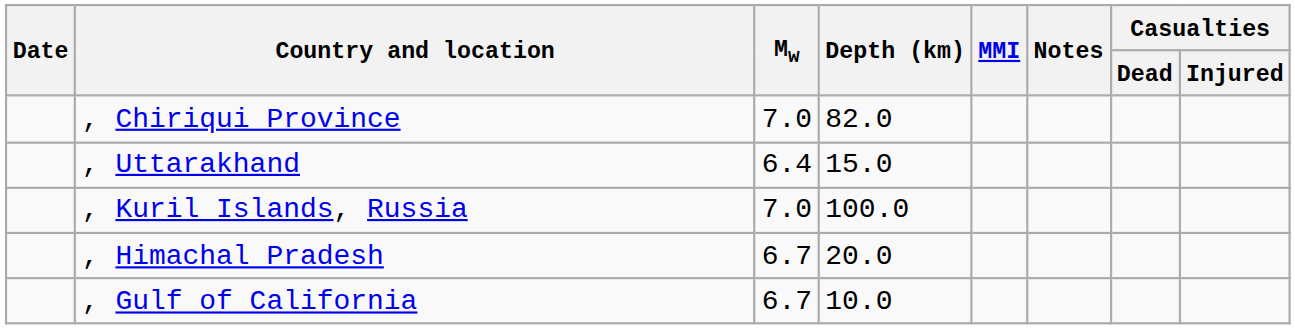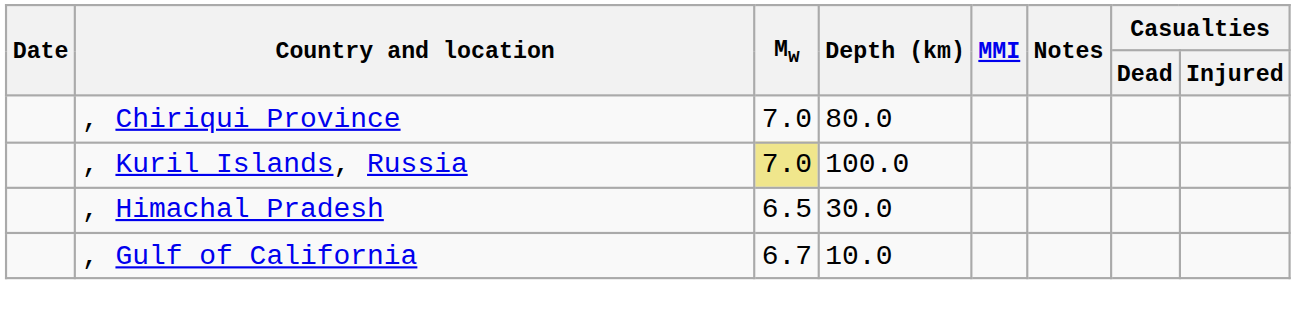(859, 119) 82.0 -> (859, 119) 80.0
- row: (191, 165)
(787, 210) no background -> (787, 165) khaki background
(787, 256) 6.7 -> (787, 210) 6.5
(859, 256) 20.0 -> (859, 210) 30.0
